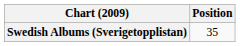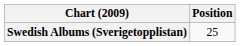(212, 32) 35 -> (212, 32) 25
